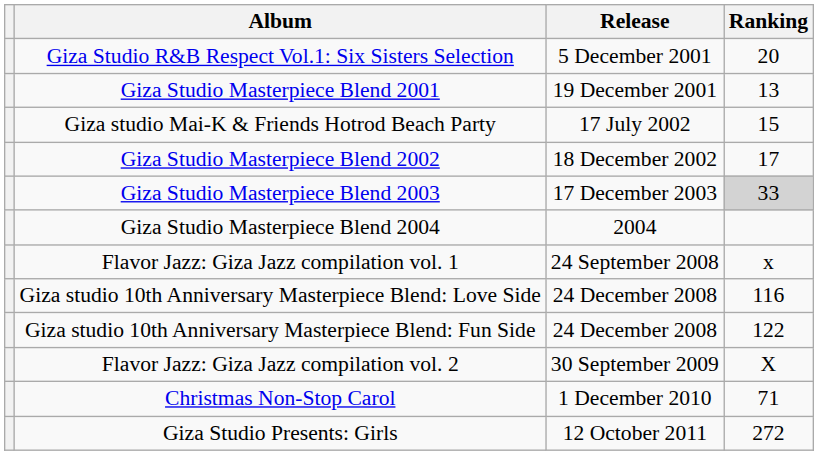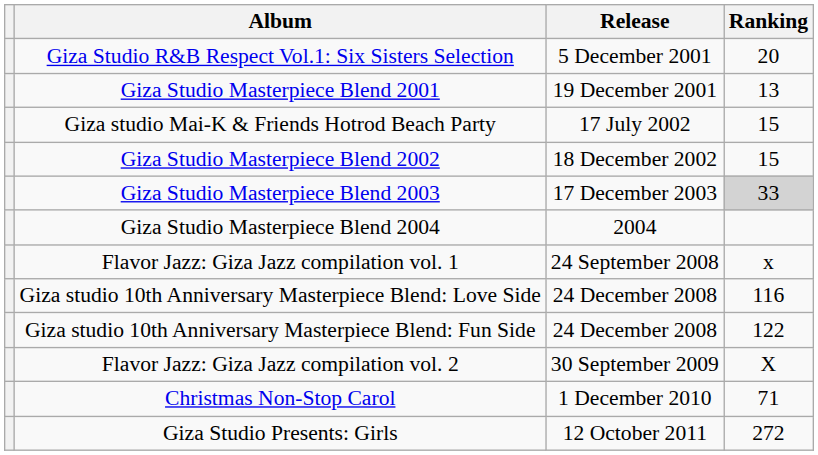(768, 158) 17 -> (768, 158) 15
